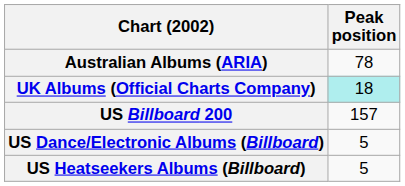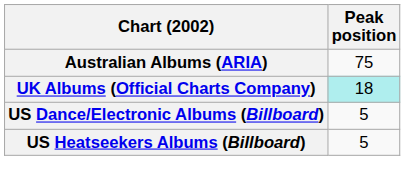(364, 62) 78 -> (364, 62) 75
- row: (166, 115)
